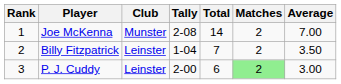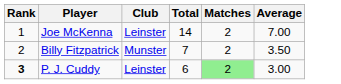- column: (185, 13)
(145, 32) Munster -> (145, 32) Leinster
(145, 50) Leinster -> (145, 50) Munster
(21, 69) normal -> (21, 69) bold
